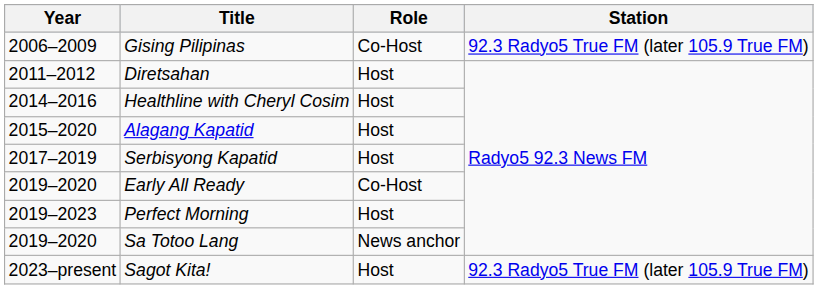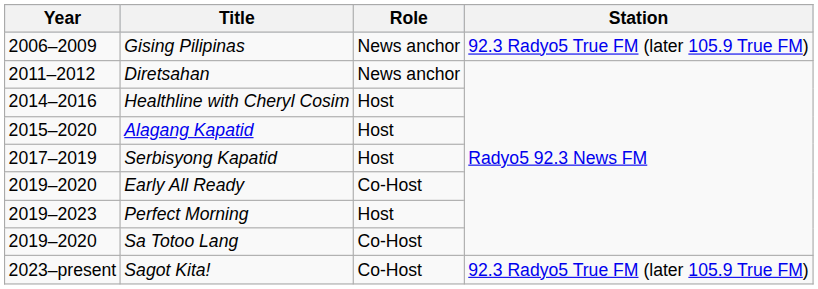(390, 46) Co-Host -> (409, 46) News anchor
(376, 74) Host -> (409, 74) News anchor
(409, 241) News anchor -> (390, 241) Co-Host
(376, 269) Host -> (390, 269) Co-Host
